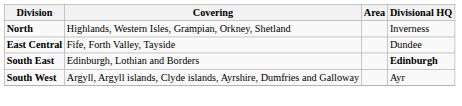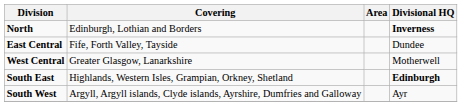(179, 28) Highlands, Western Isles, Grampian, Orkney, Shetland -> (135, 28) Edinburgh, Lothian and Borders
(410, 28) normal -> (413, 28) bold
+ row: (36, 61)
(133, 61) Edinburgh, Lothian and Borders -> (181, 77) Highlands, Western Isles, Grampian, Orkney, Shetland
